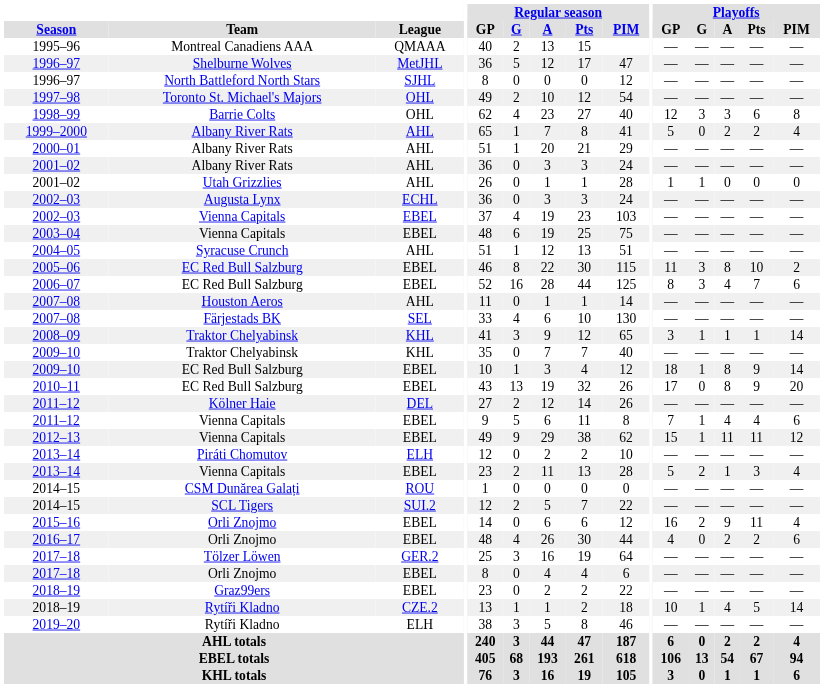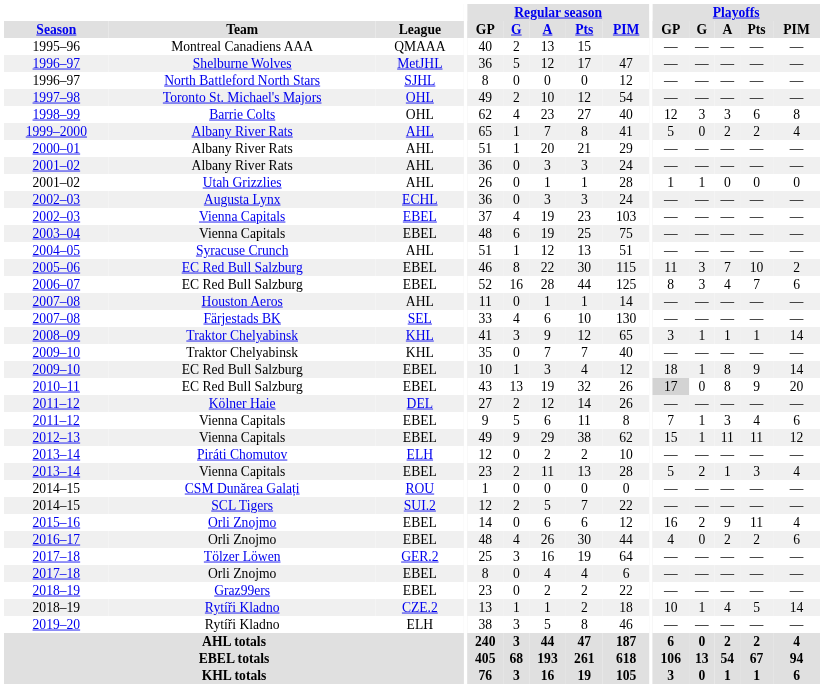(727, 267) 8 -> (727, 267) 7
(671, 386) no background -> (671, 386) lightgrey background
(727, 420) 4 -> (727, 420) 3
